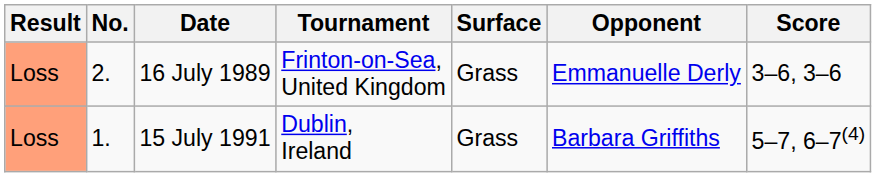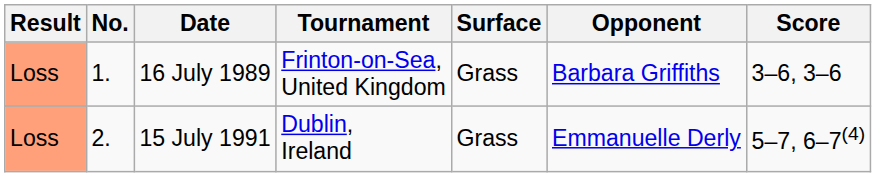(101, 73) 2. -> (101, 73) 1.
(646, 73) Emmanuelle Derly -> (636, 73) Barbara Griffiths
(101, 138) 1. -> (101, 138) 2.
(636, 138) Barbara Griffiths -> (646, 138) Emmanuelle Derly
